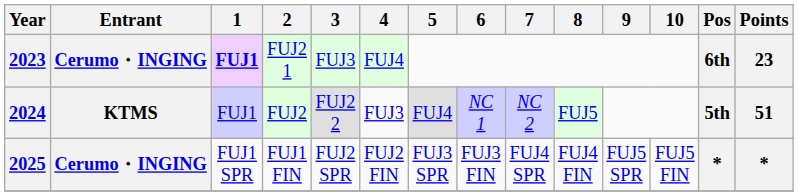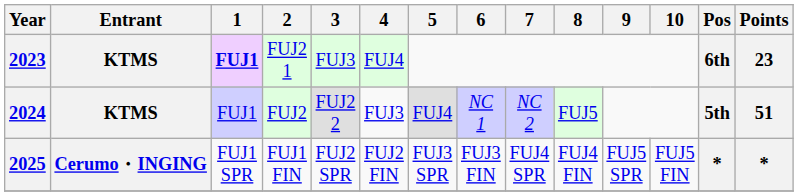(131, 60) Cerumo・INGING -> (131, 60) KTMS
